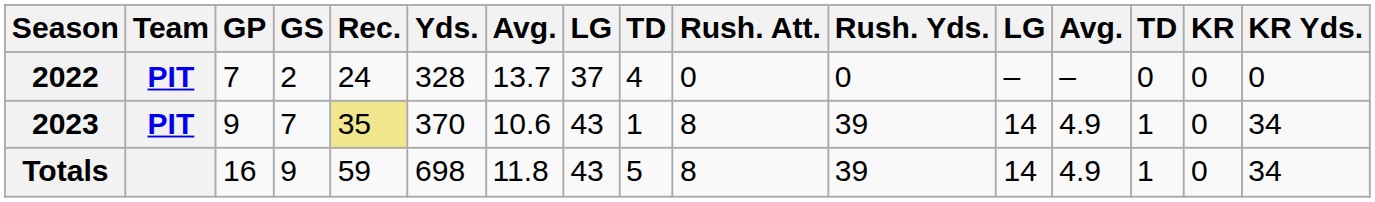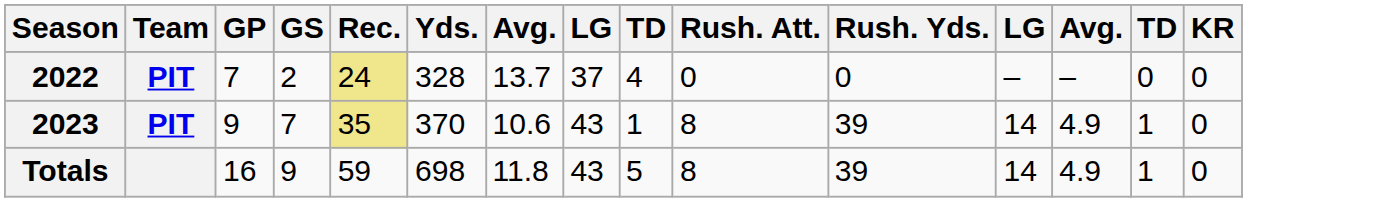- column: (1306, 28)
(354, 76) no background -> (354, 76) khaki background
